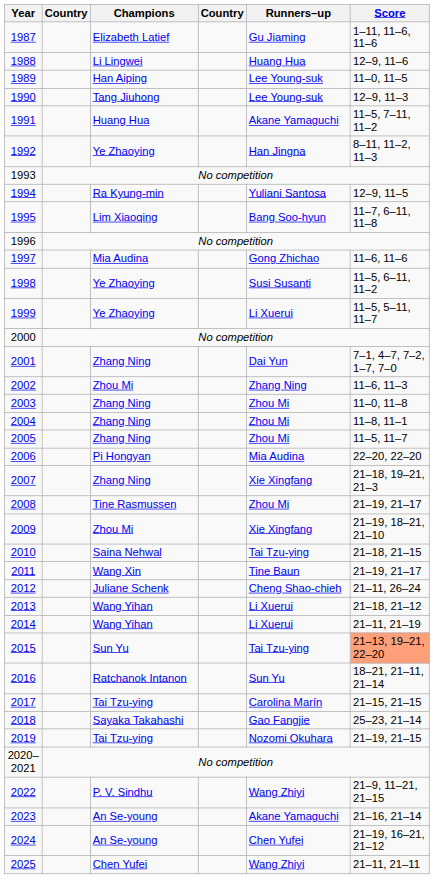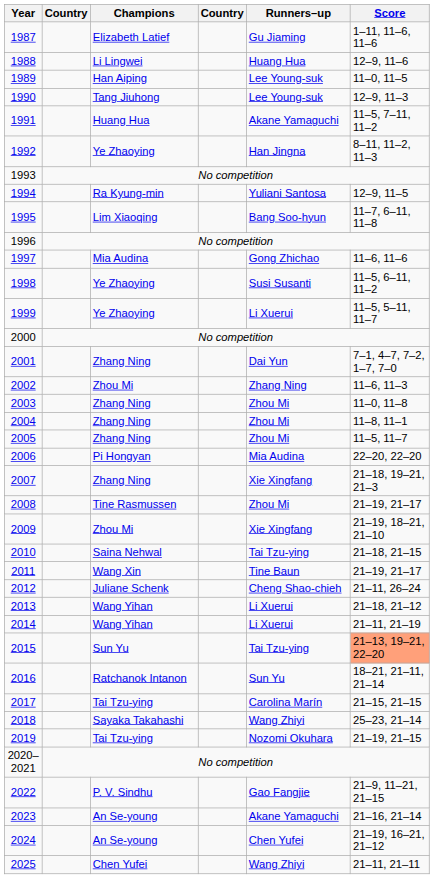(279, 720) Gao Fangjie -> (277, 720) Wang Zhiyi
(277, 792) Wang Zhiyi -> (279, 792) Gao Fangjie
